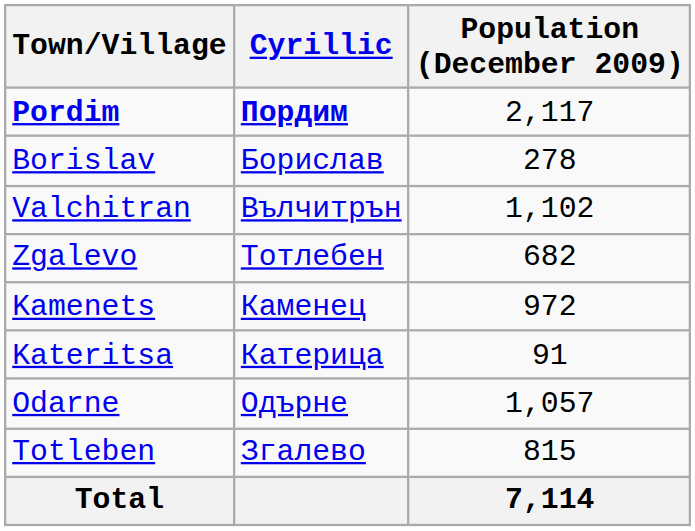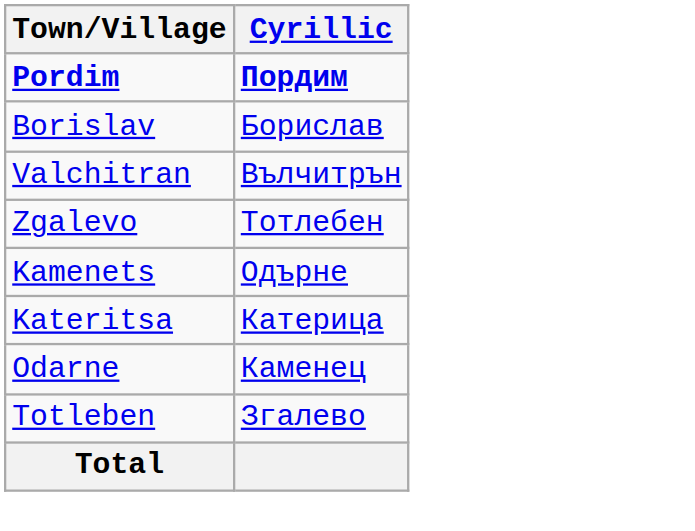- column: (550, 47)
(303, 306) Каменец -> (294, 272) Одърне
(294, 403) Одърне -> (303, 369) Каменец
